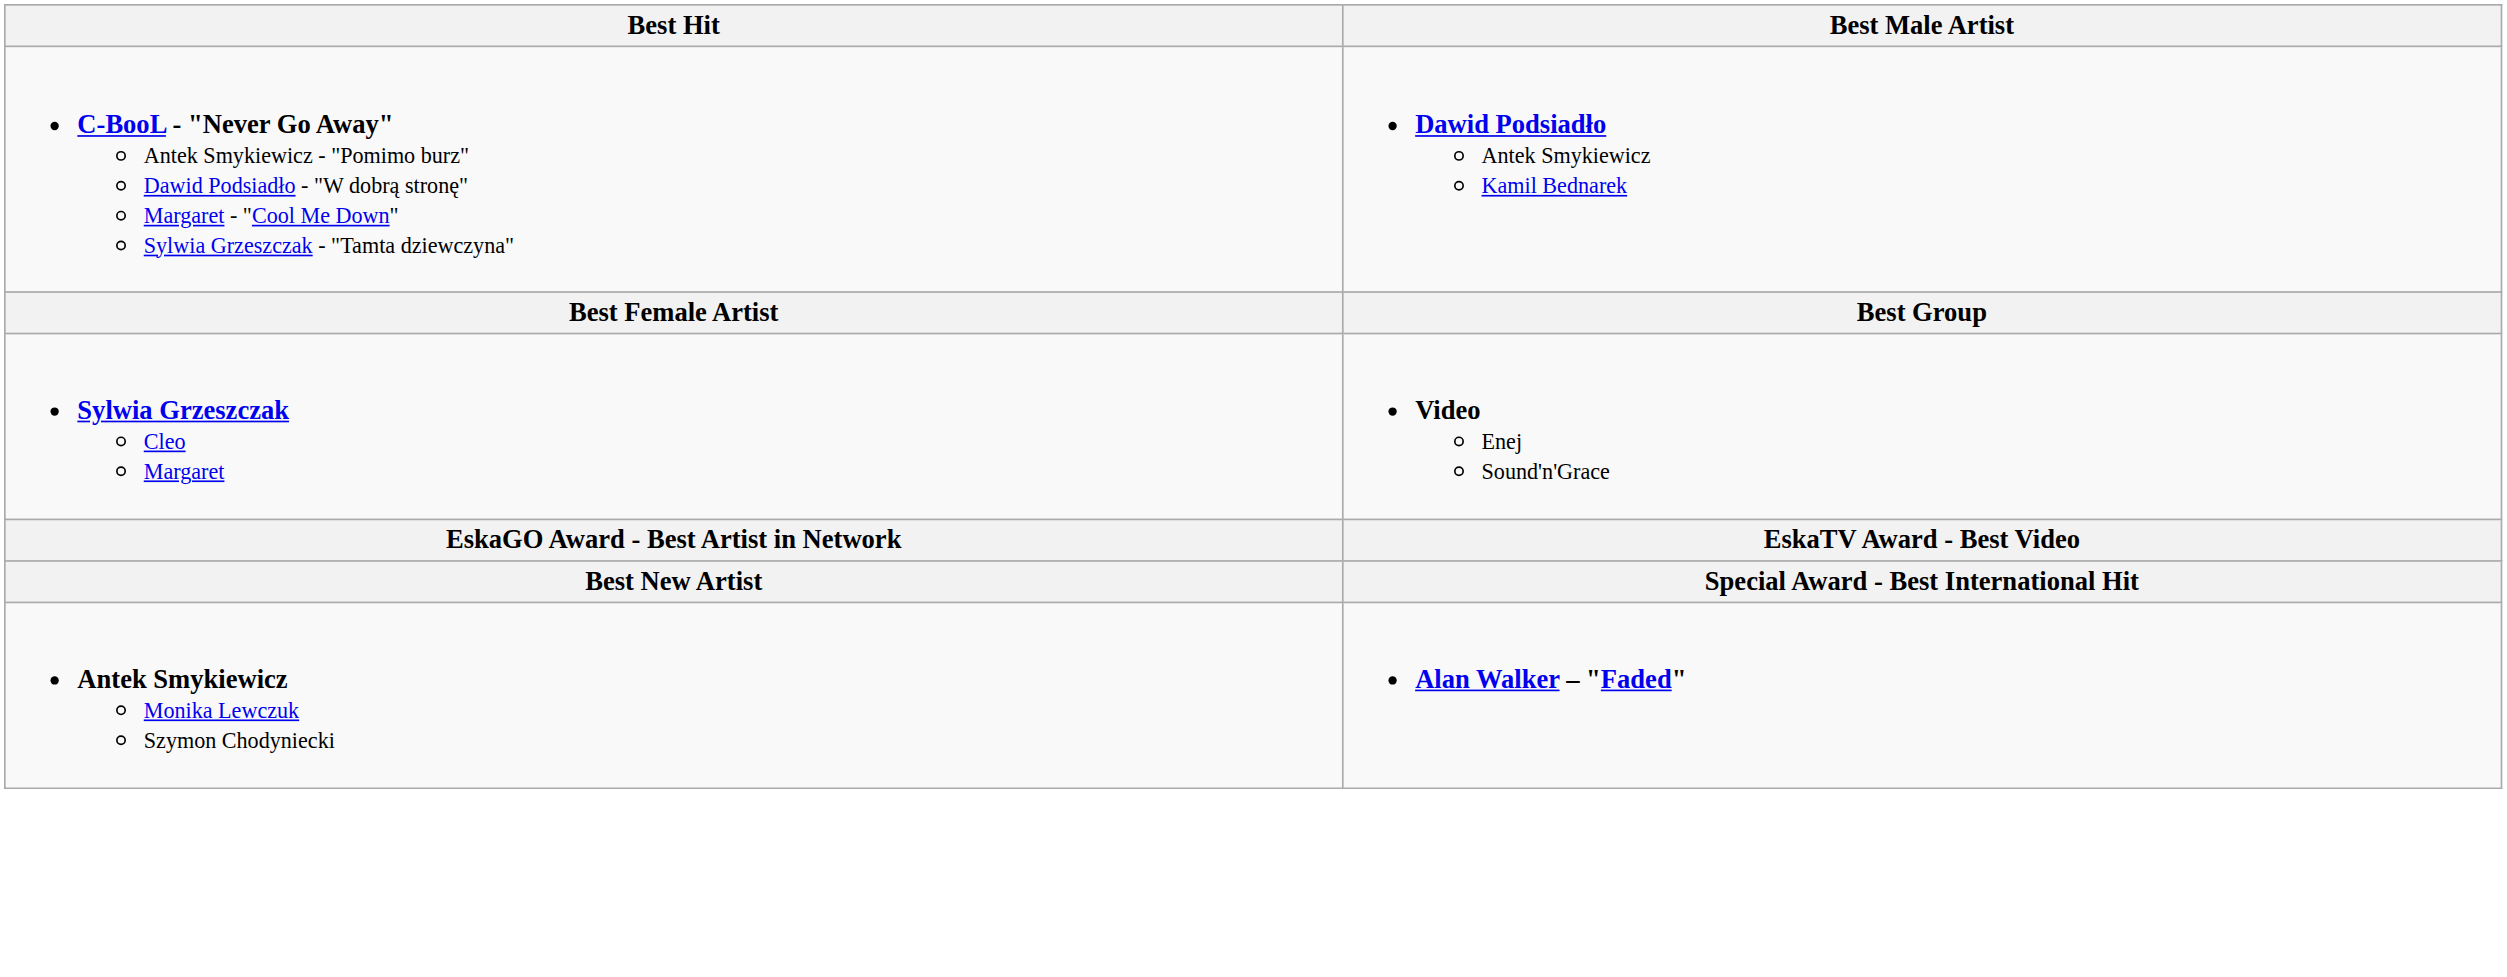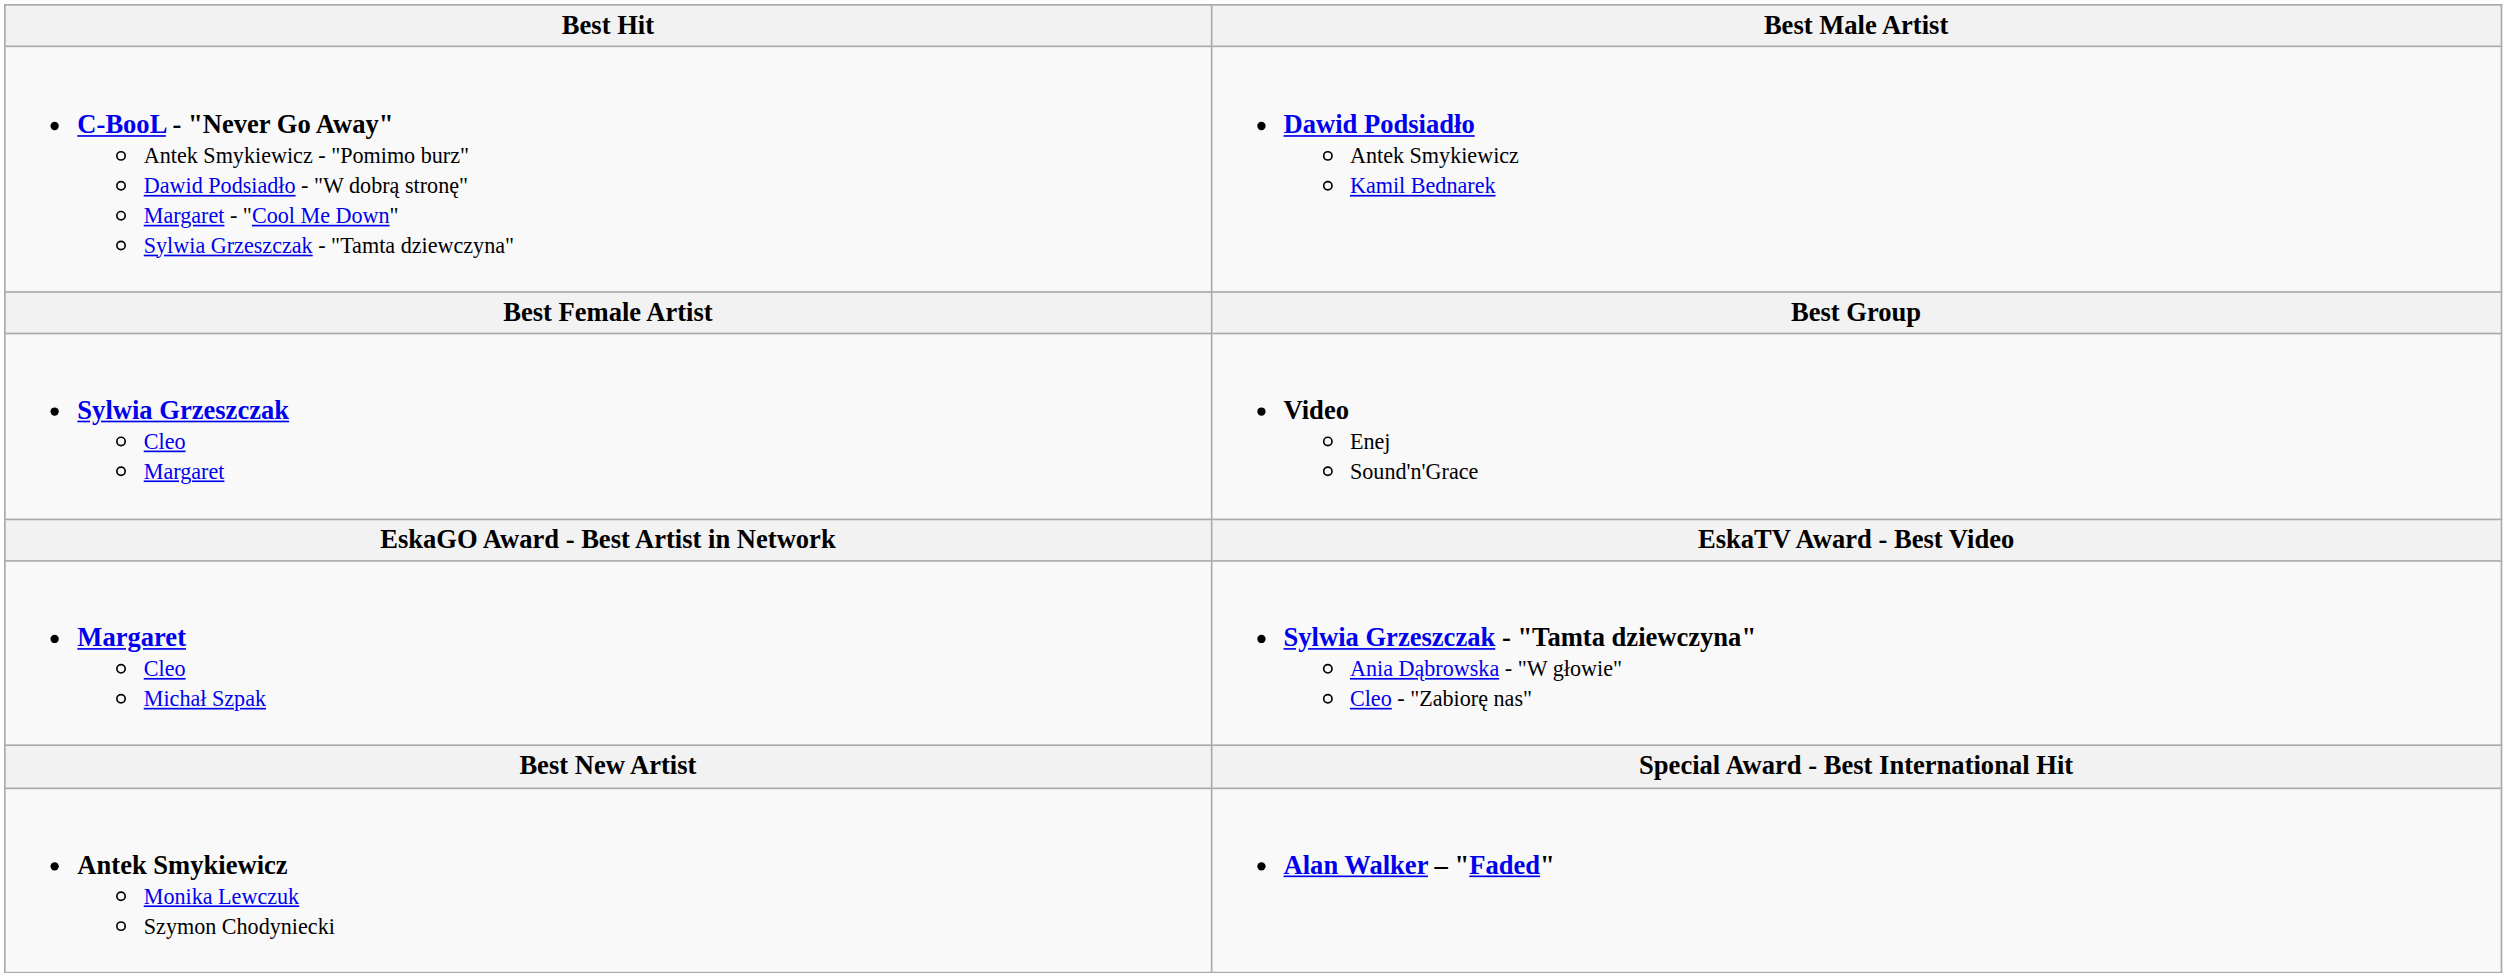+ row: (608, 668)
